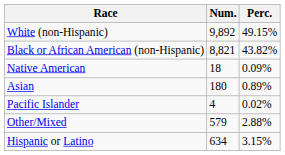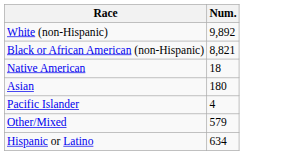- column: (260, 13)
